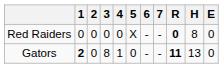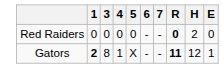- column: (94, 14)
(133, 34) X -> (133, 34) 0
(194, 34) 8 -> (194, 34) 2
(133, 53) 0 -> (133, 53) X
(194, 53) 13 -> (194, 53) 12
(211, 53) 0 -> (211, 53) 1
